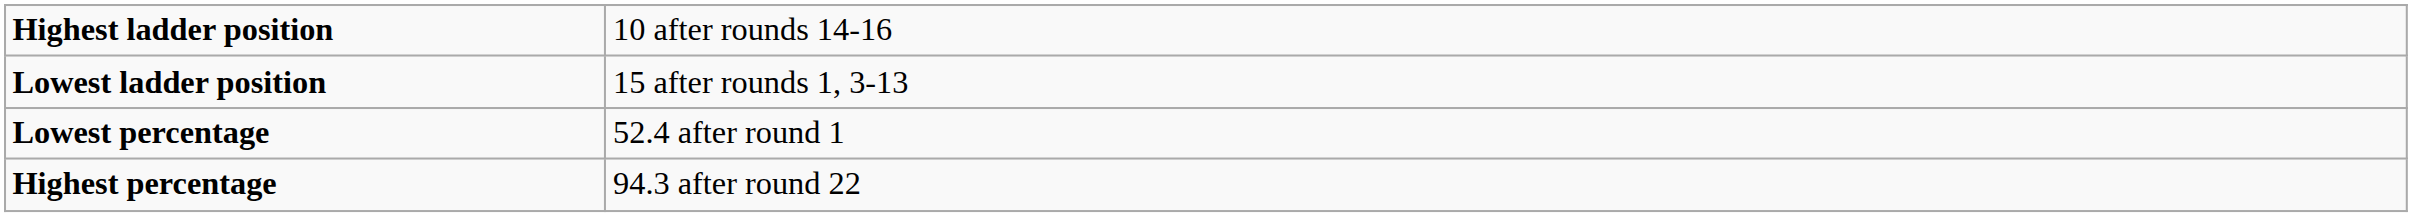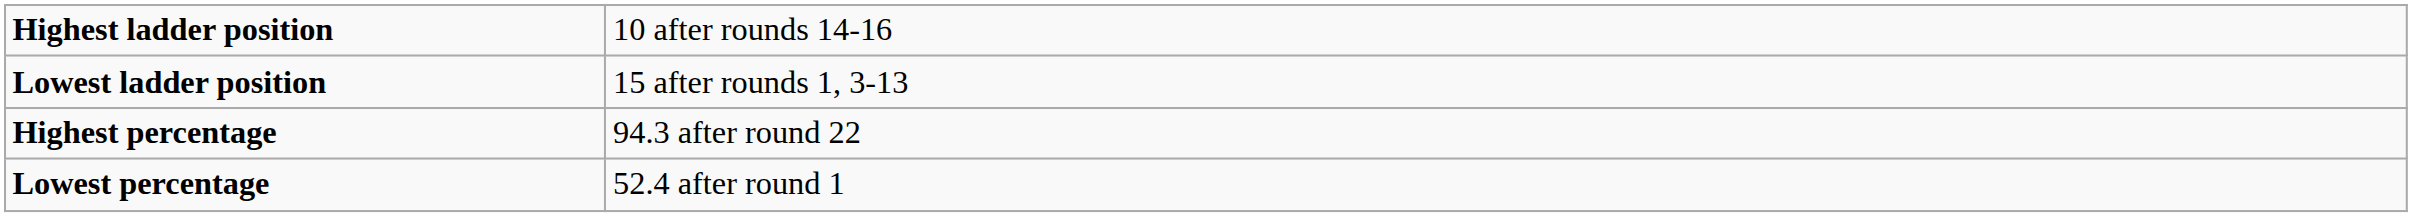rows swapped: (145, 183) <-> (141, 132)
